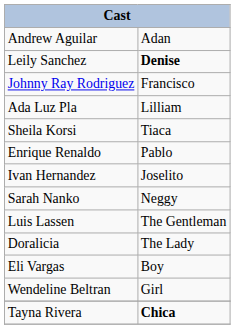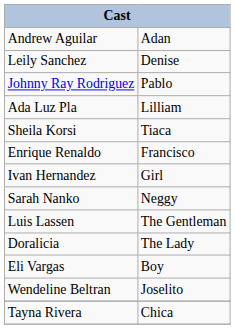(160, 61) bold -> (160, 61) normal
(168, 84) Francisco -> (157, 84) Pablo
(157, 153) Pablo -> (168, 153) Francisco
(162, 175) Joselito -> (152, 175) Girl
(152, 289) Girl -> (162, 289) Joselito
(158, 312) bold -> (157, 312) normal
